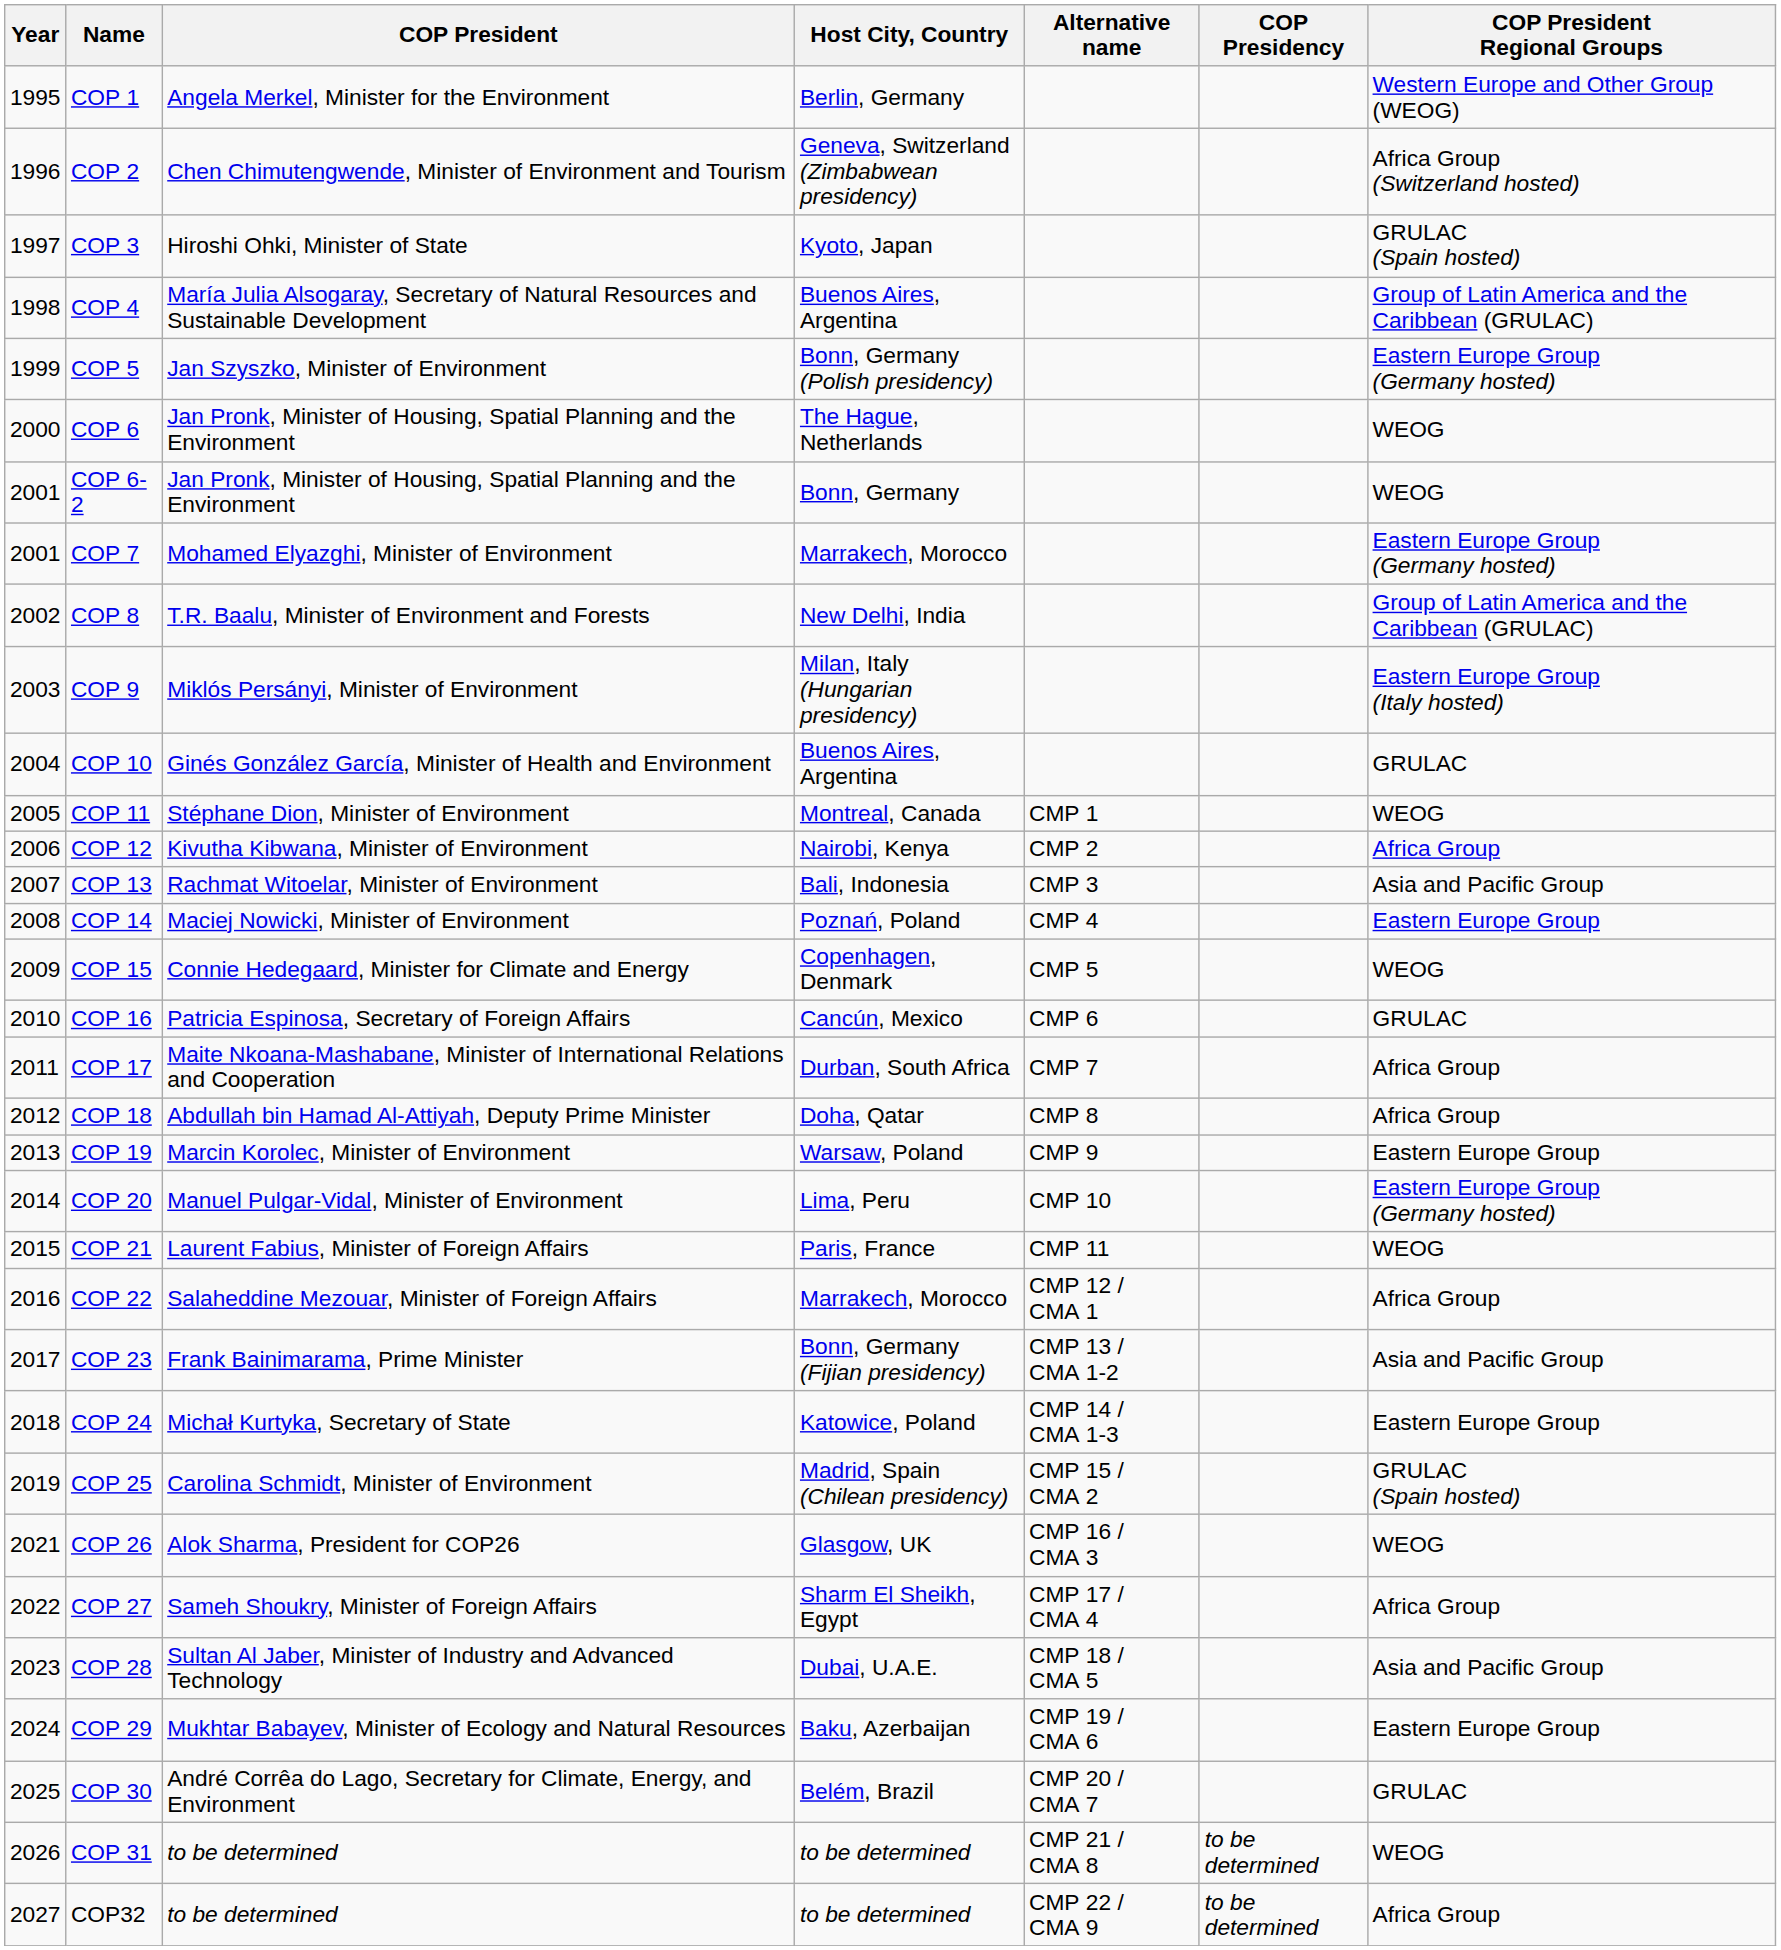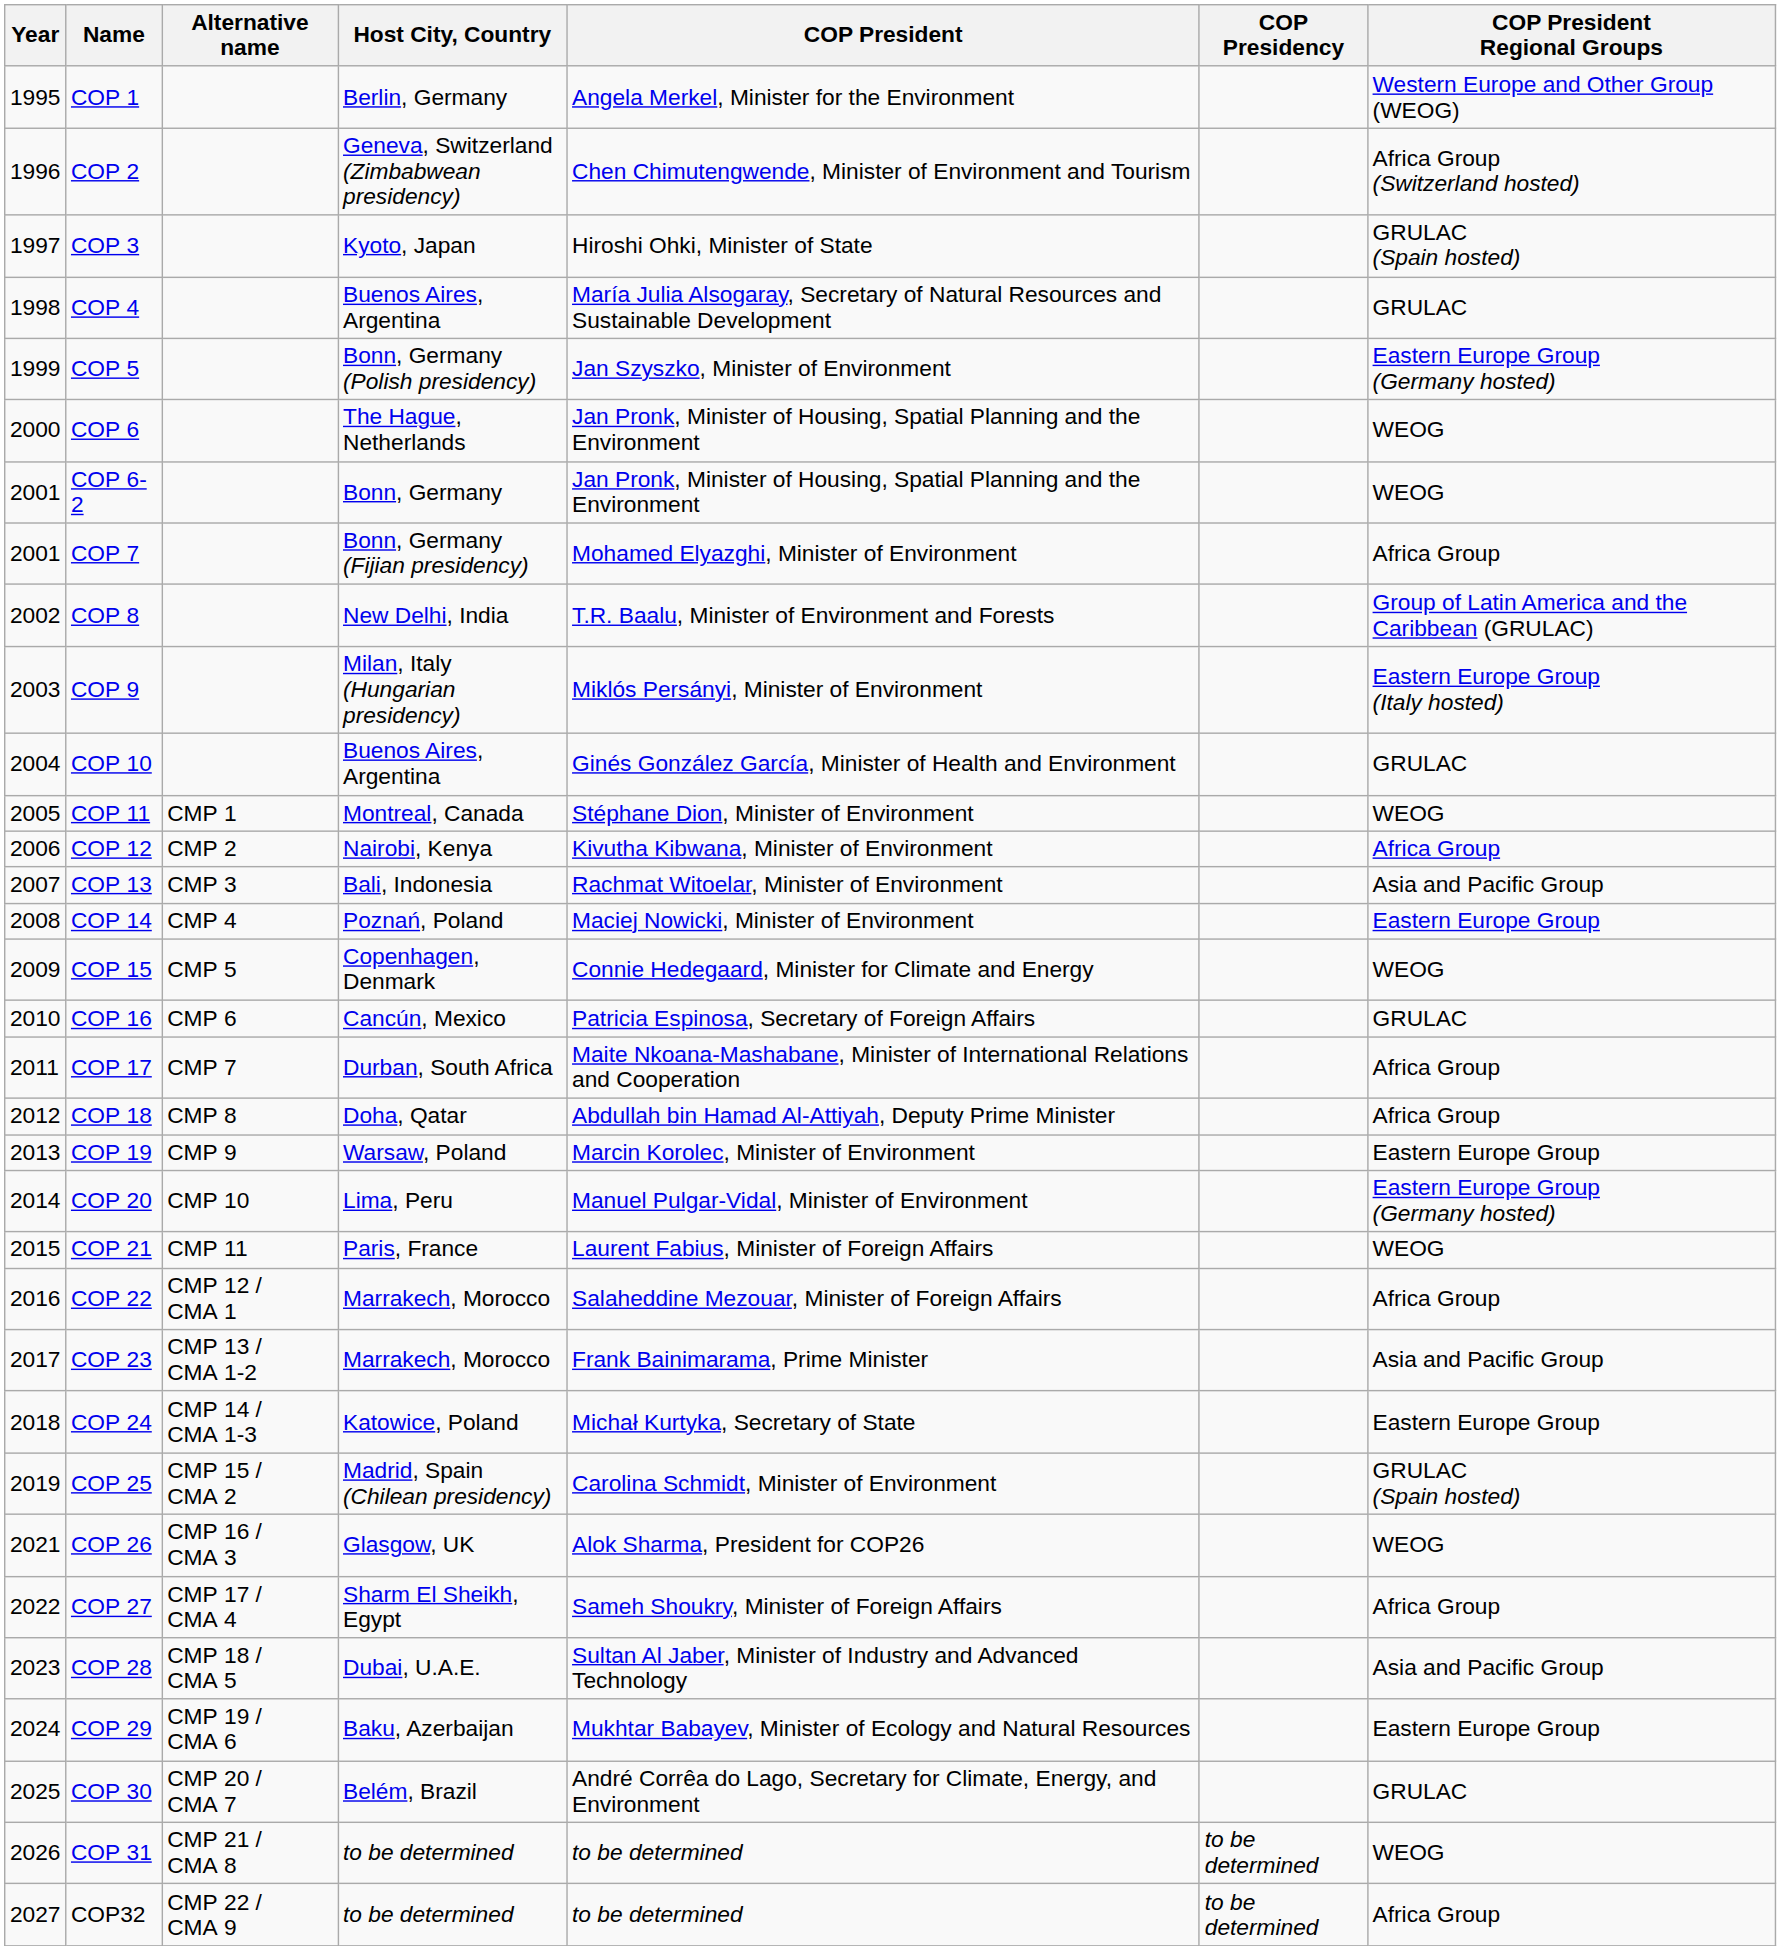columns swapped: (1112, 35) <-> (478, 35)
(1530, 307) Group of Latin America and the Caribbean (GRULAC) -> (1420, 307) GRULAC
(903, 553) Marrakech, Morocco -> (436, 553) Bonn, Germany (Fijian presidency)
(1486, 553) Eastern Europe Group (Germany hosted) -> (1436, 553) Africa Group
(893, 1360) Bonn, Germany (Fijian presidency) -> (447, 1360) Marrakech, Morocco
